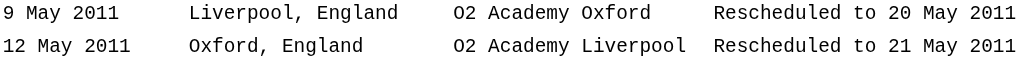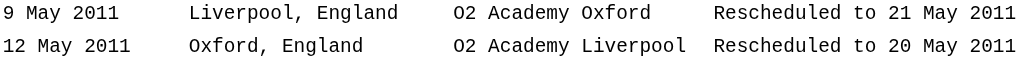(865, 14) Rescheduled to 20 May 2011 -> (865, 14) Rescheduled to 21 May 2011
(865, 47) Rescheduled to 21 May 2011 -> (865, 47) Rescheduled to 20 May 2011
